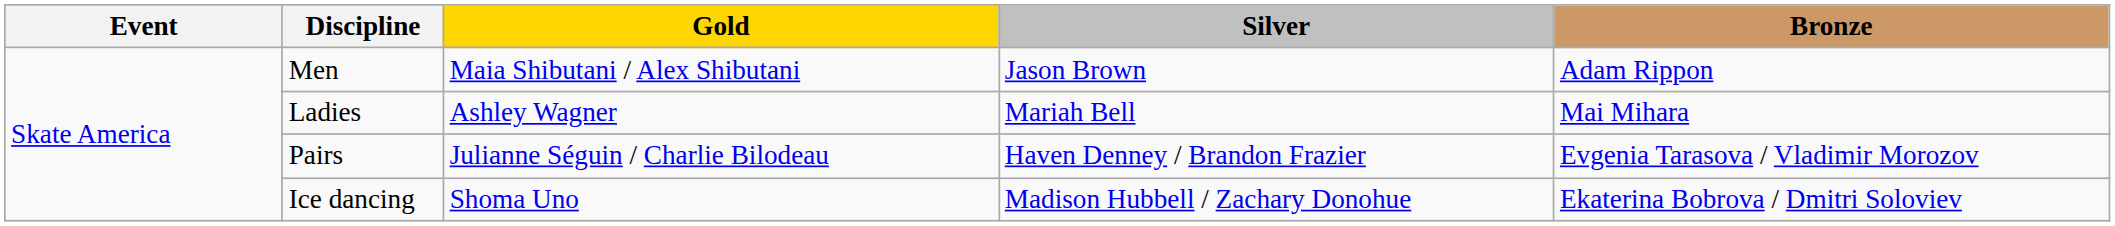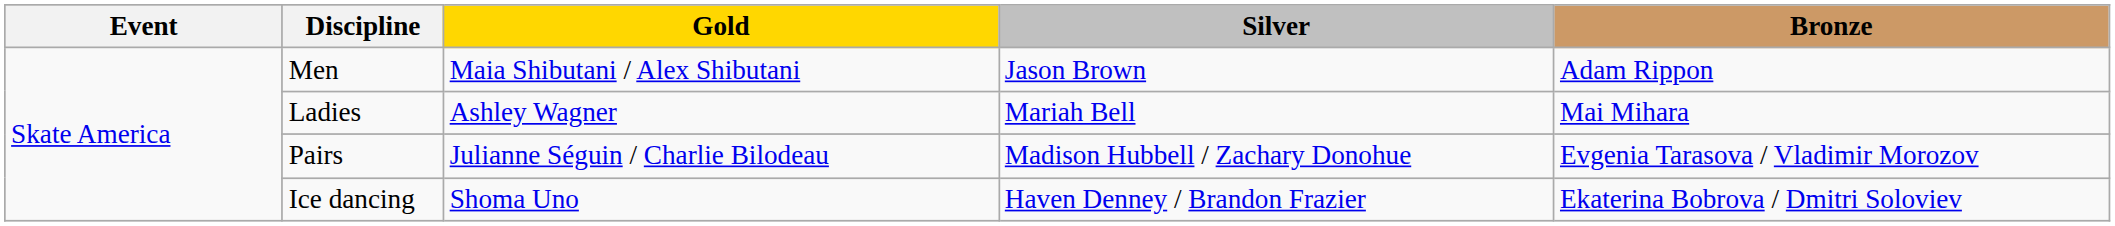(1185, 155) Haven Denney / Brandon Frazier -> (1208, 155) Madison Hubbell / Zachary Donohue
(1208, 198) Madison Hubbell / Zachary Donohue -> (1185, 198) Haven Denney / Brandon Frazier
